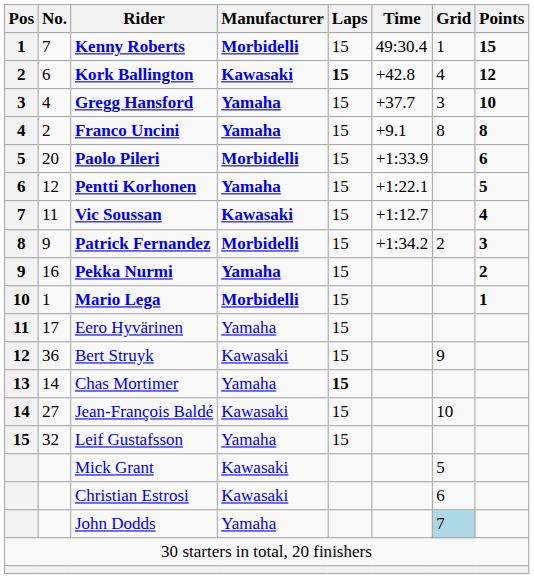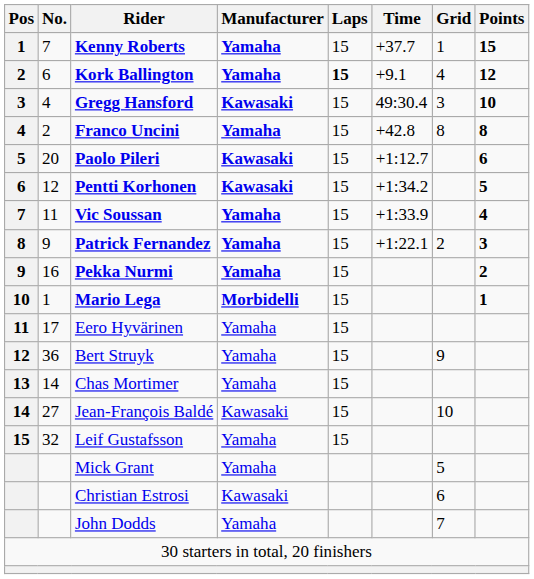(260, 46) Morbidelli -> (251, 46) Yamaha
(401, 46) 49:30.4 -> (395, 46) +37.7
(257, 74) Kawasaki -> (251, 74) Yamaha
(395, 74) +42.8 -> (391, 74) +9.1
(251, 102) Yamaha -> (257, 102) Kawasaki
(395, 102) +37.7 -> (401, 102) 49:30.4
(391, 131) +9.1 -> (395, 131) +42.8
(260, 159) Morbidelli -> (257, 159) Kawasaki
(402, 159) +1:33.9 -> (402, 159) +1:12.7
(251, 187) Yamaha -> (257, 187) Kawasaki
(402, 187) +1:22.1 -> (402, 187) +1:34.2
(257, 215) Kawasaki -> (251, 215) Yamaha
(402, 215) +1:12.7 -> (402, 215) +1:33.9
(260, 243) Morbidelli -> (251, 243) Yamaha
(402, 243) +1:34.2 -> (402, 243) +1:22.1
(255, 355) Kawasaki -> (249, 355) Yamaha
(340, 383) bold -> (340, 383) normal
(255, 467) Kawasaki -> (249, 467) Yamaha
(440, 523) lightblue background -> (440, 523) no background
